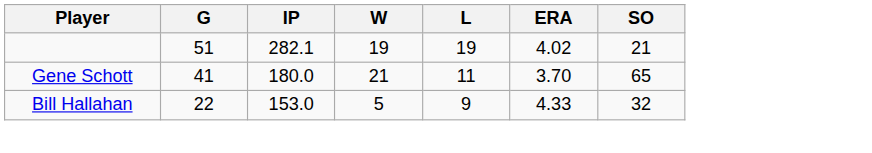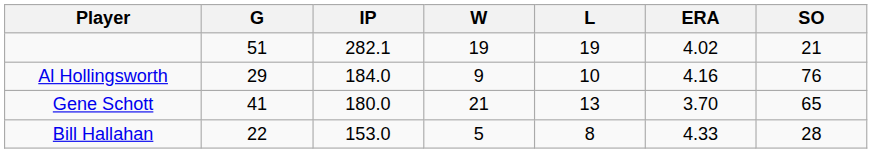+ row: (103, 76)
(466, 76) 11 -> (590, 104) 13
(466, 104) 9 -> (590, 133) 8
(641, 104) 32 -> (811, 133) 28
